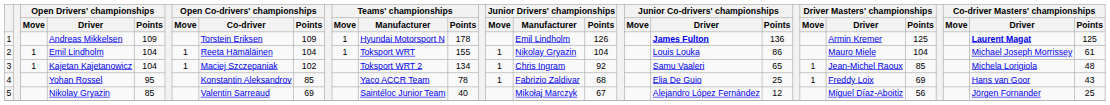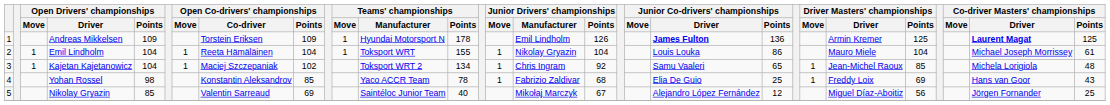(150, 79) 95 -> (150, 79) 98
